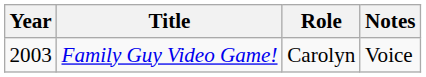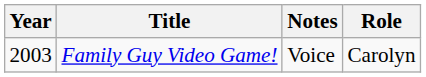columns swapped: (321, 21) <-> (390, 21)
